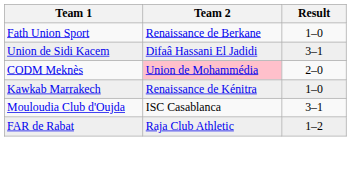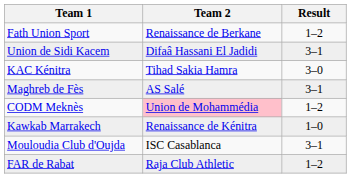(314, 32) 1–0 -> (314, 32) 1–2
+ row: (39, 70)
+ row: (45, 88)
(314, 70) 2–0 -> (314, 107) 1–2
